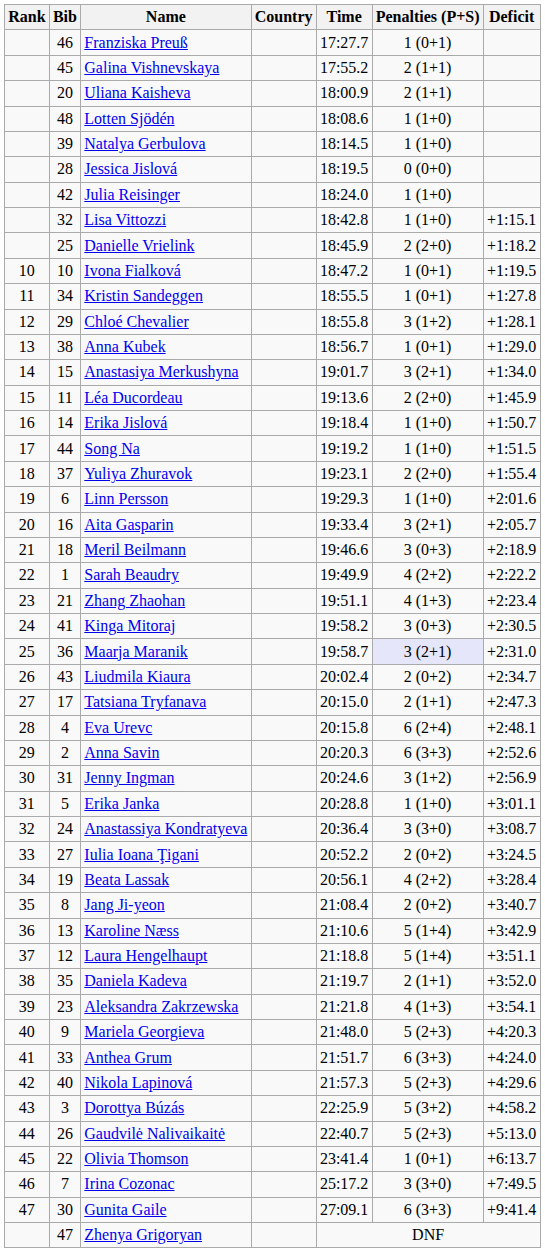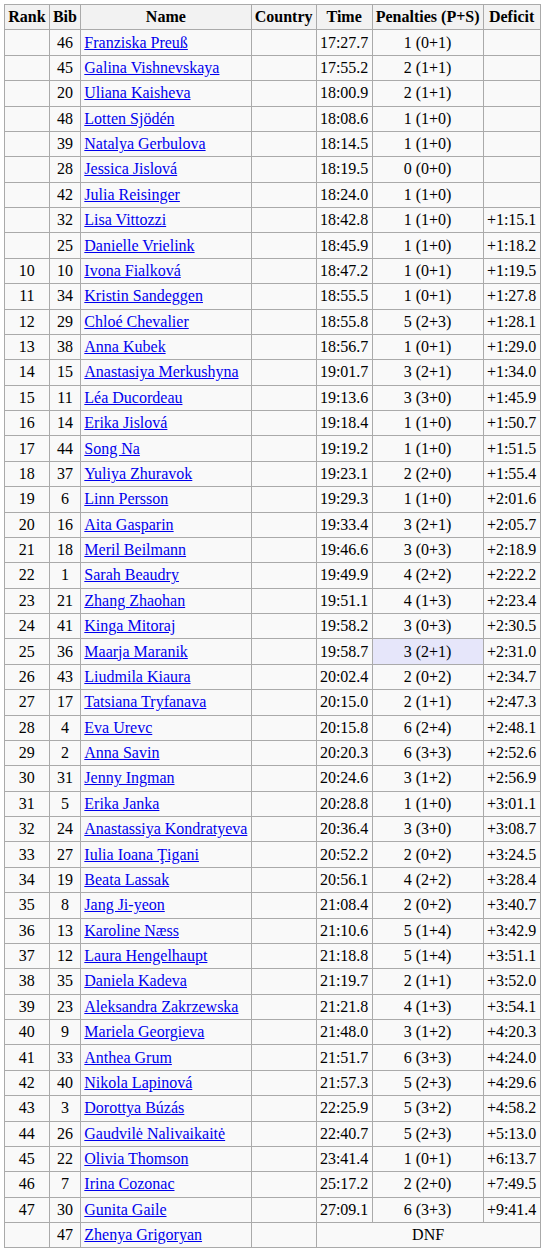(428, 245) 2 (2+0) -> (428, 245) 1 (1+0)
(428, 321) 3 (1+2) -> (428, 321) 5 (2+3)
(428, 397) 2 (2+0) -> (428, 397) 3 (3+0)
(428, 1032) 5 (2+3) -> (428, 1032) 3 (1+2)
(428, 1184) 3 (3+0) -> (428, 1184) 2 (2+0)
